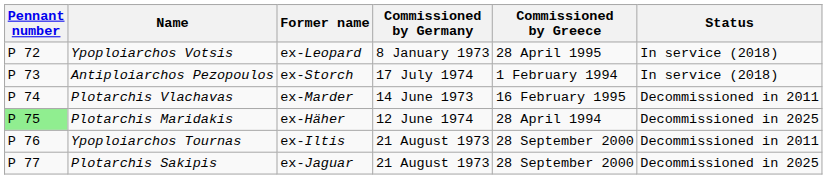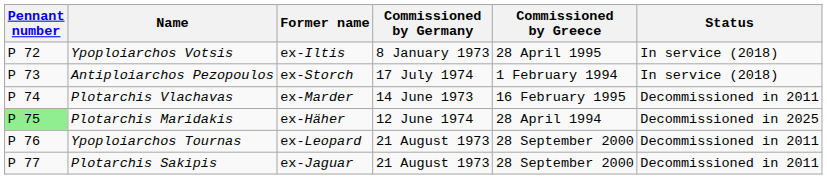(321, 53) ex-Leopard -> (313, 53) ex-Iltis
(313, 141) ex-Iltis -> (321, 141) ex-Leopard
(730, 163) Decommissioned in 2025 -> (730, 163) Decommissioned in 2011
